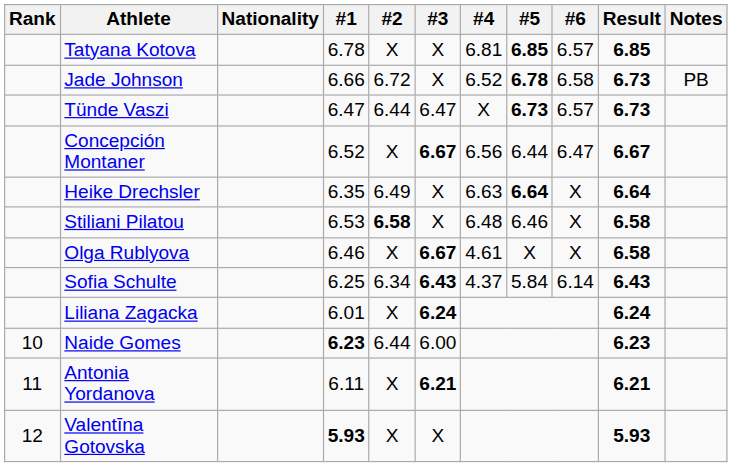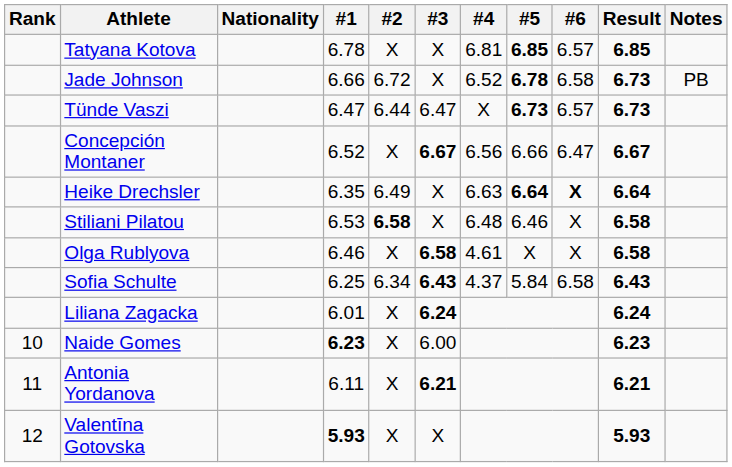(530, 151) 6.44 -> (530, 151) 6.66
(575, 191) normal -> (575, 191) bold
(438, 252) 6.67 -> (438, 252) 6.58
(575, 282) 6.14 -> (575, 282) 6.58
(392, 342) 6.44 -> (392, 342) X
